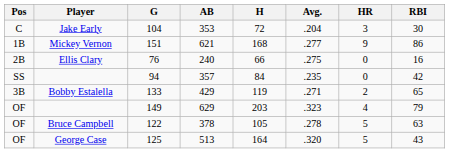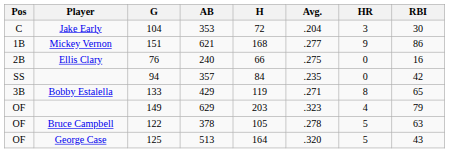(365, 92) 2 -> (365, 92) 8
